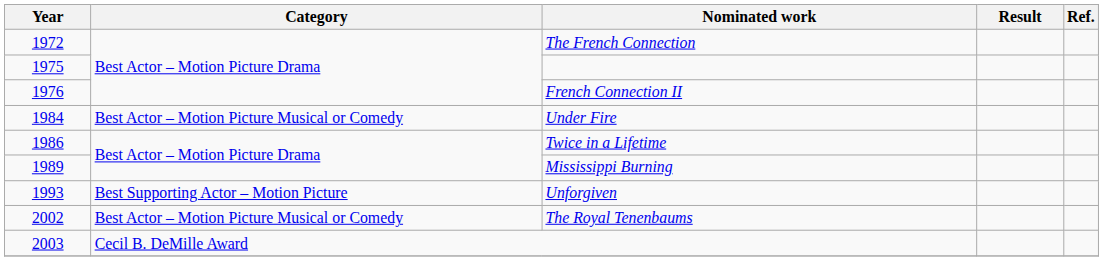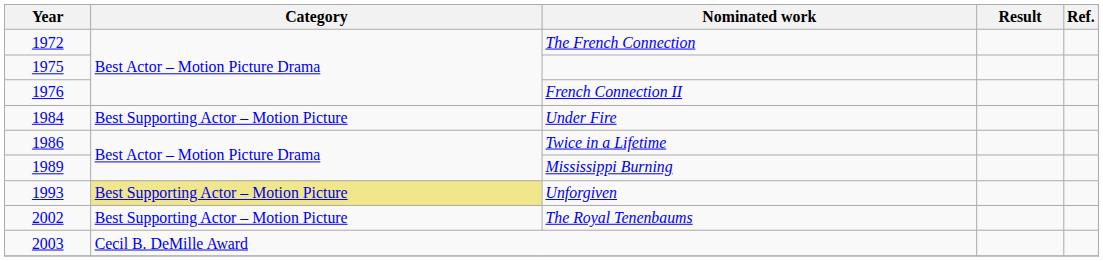(249, 117) Best Actor – Motion Picture Musical or Comedy -> (221, 117) Best Supporting Actor – Motion Picture
(221, 192) no background -> (221, 192) khaki background
(249, 218) Best Actor – Motion Picture Musical or Comedy -> (221, 218) Best Supporting Actor – Motion Picture
